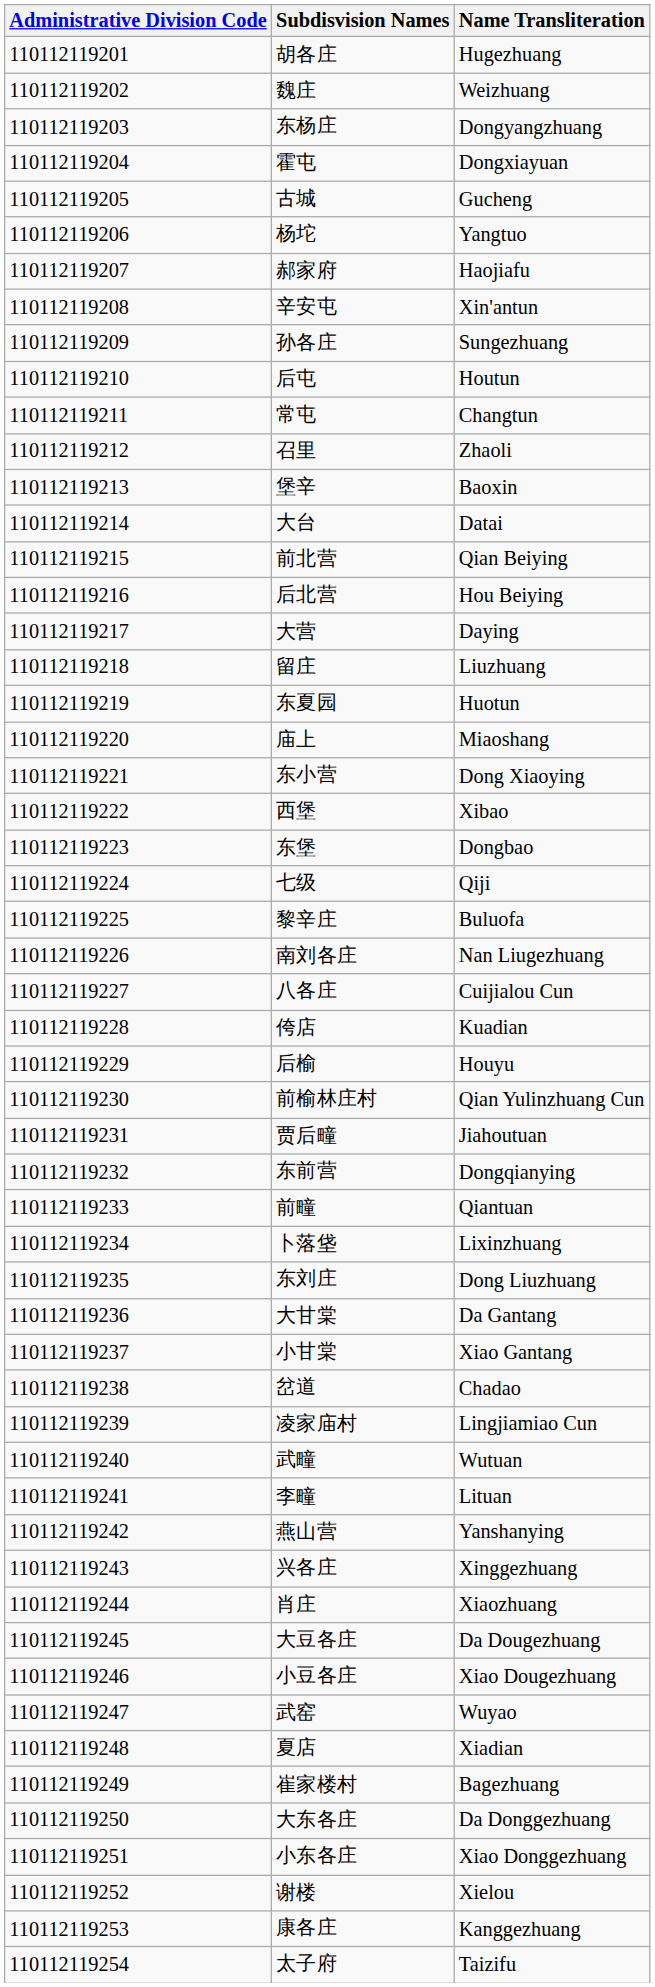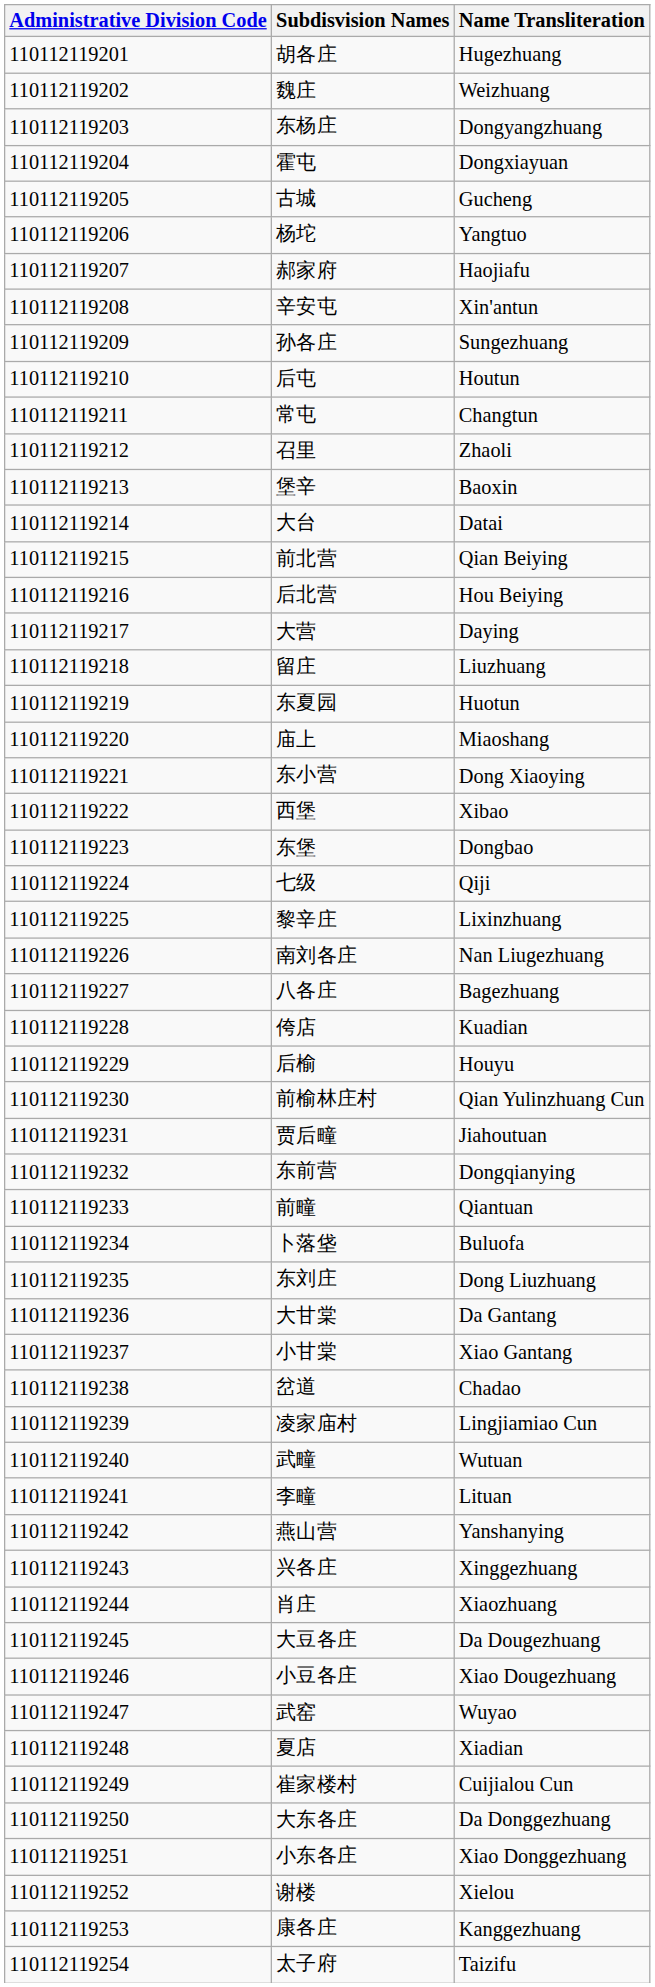(492, 919) Buluofa -> (510, 919) Lixinzhuang
(516, 991) Cuijialou Cun -> (509, 991) Bagezhuang
(510, 1243) Lixinzhuang -> (492, 1243) Buluofa
(509, 1784) Bagezhuang -> (516, 1784) Cuijialou Cun
